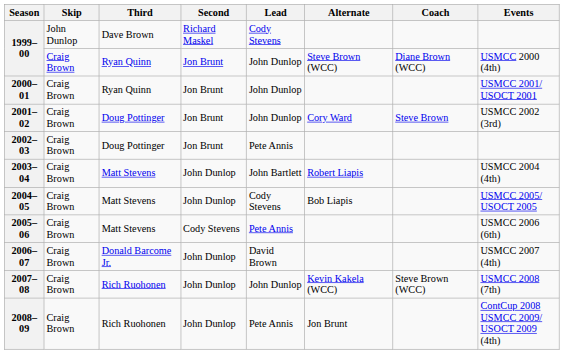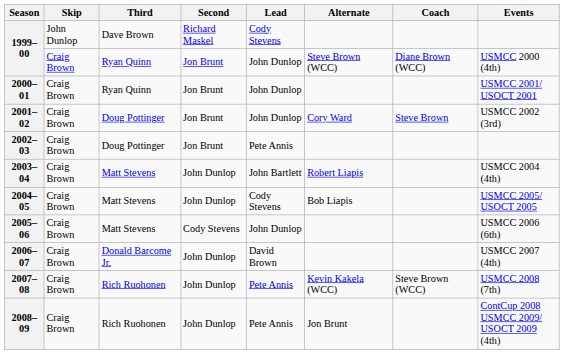(271, 228) Pete Annis -> (275, 228) John Dunlop
(275, 284) John Dunlop -> (271, 284) Pete Annis
